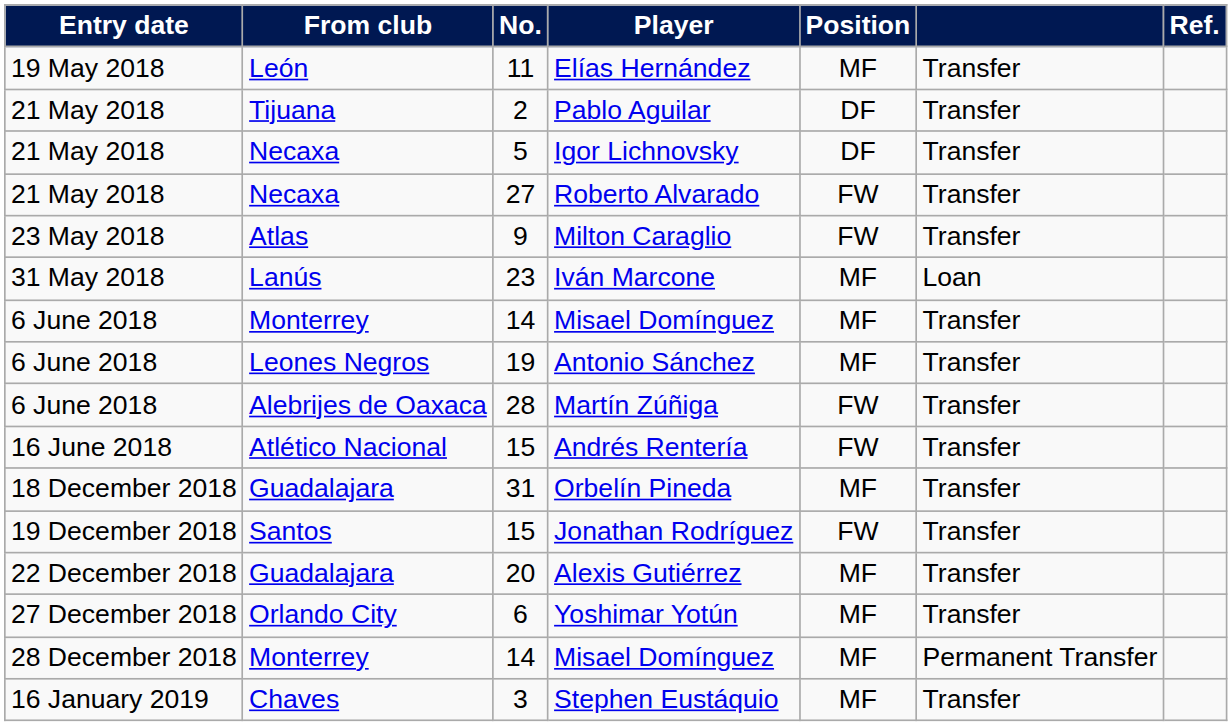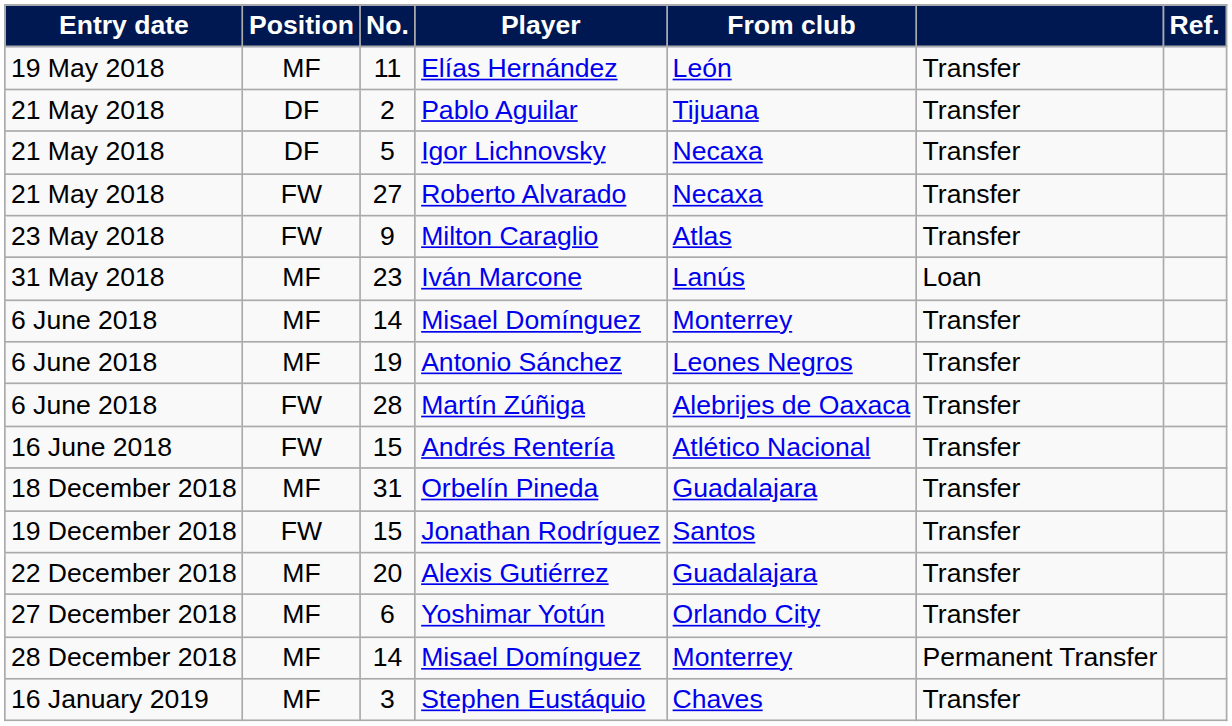columns swapped: (858, 25) <-> (368, 25)
